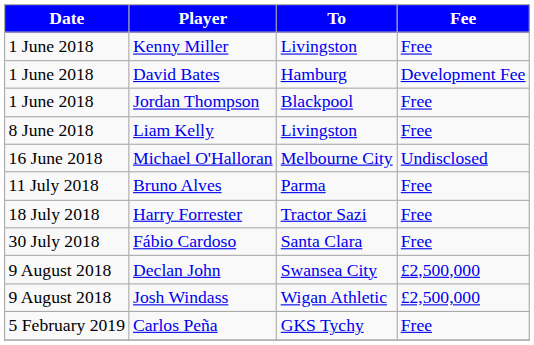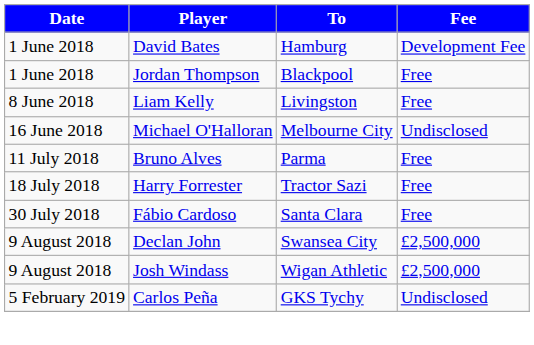- row: (181, 46)
(416, 325) Free -> (444, 297) Undisclosed
